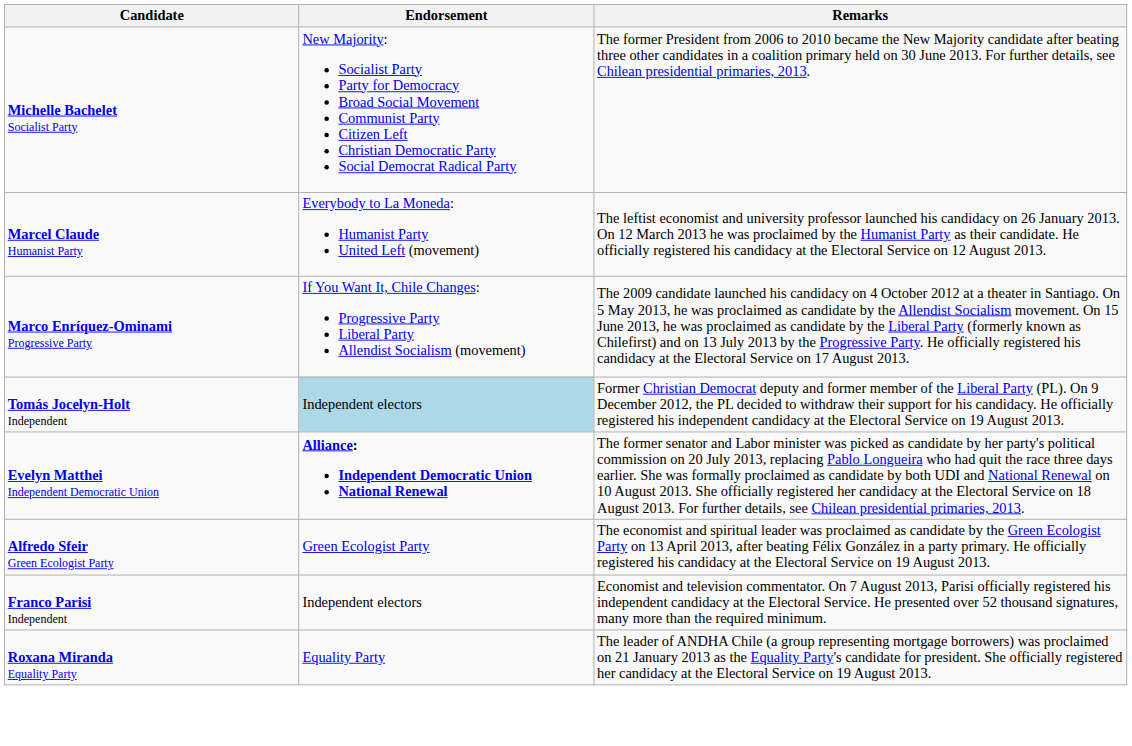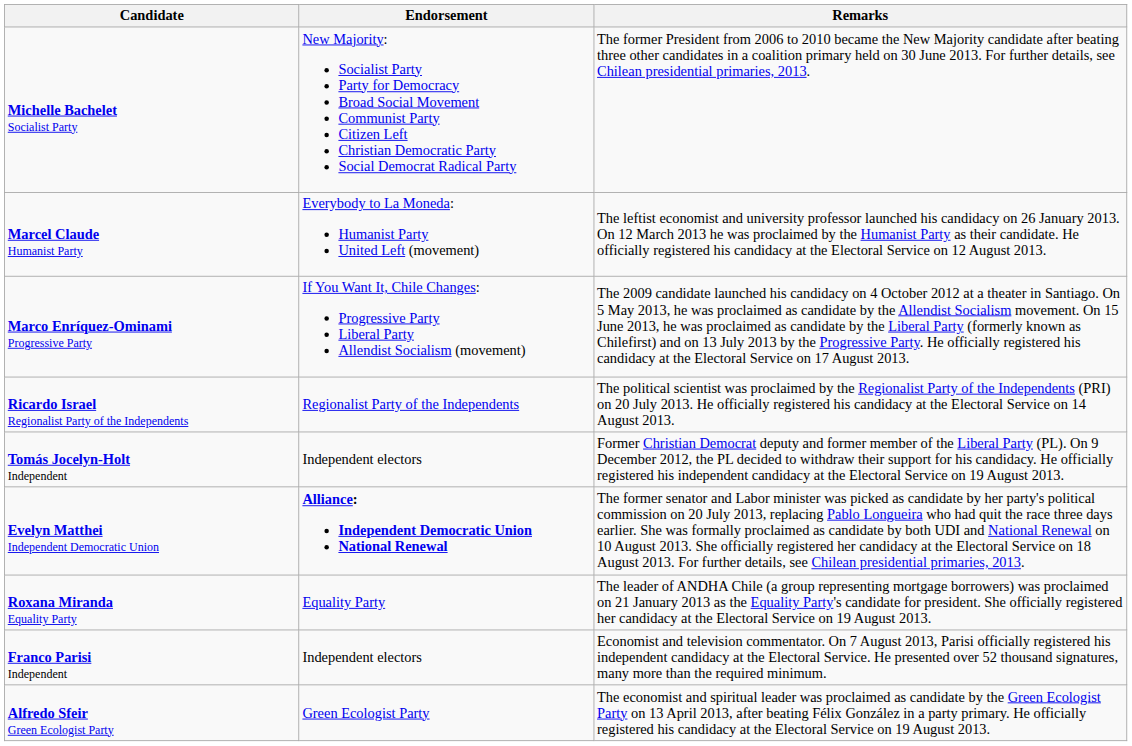+ row: (98, 412)
(362, 404) lightblue background -> (362, 459) no background
rows swapped: (60, 665) <-> (61, 555)
